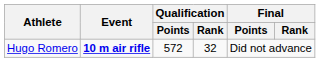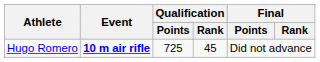(173, 49) 572 -> (173, 49) 725
(210, 49) 32 -> (210, 49) 45
